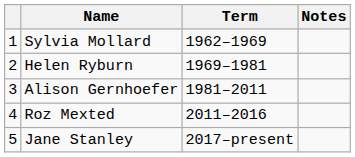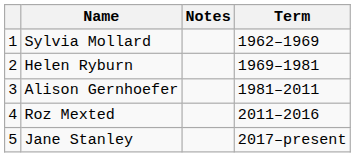columns swapped: (240, 17) <-> (324, 17)
